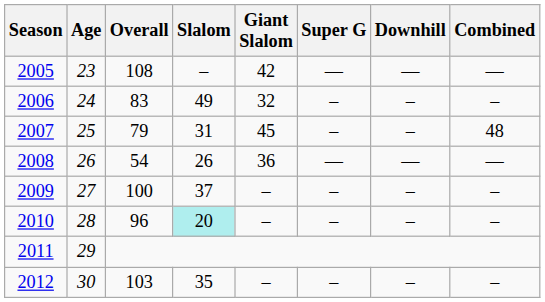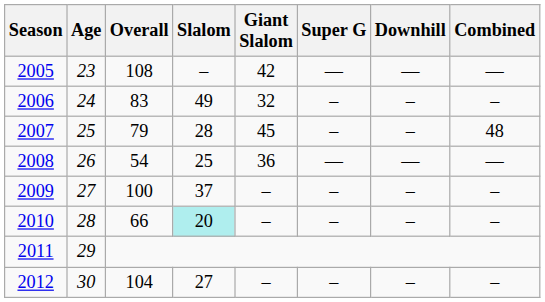(204, 131) 31 -> (204, 131) 28
(204, 161) 26 -> (204, 161) 25
(139, 221) 96 -> (139, 221) 66
(139, 281) 103 -> (139, 281) 104
(204, 281) 35 -> (204, 281) 27
